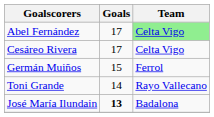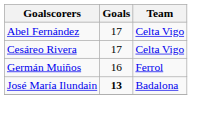(160, 31) lightgreen background -> (160, 31) no background
(116, 67) 15 -> (116, 67) 16
- row: (35, 85)
